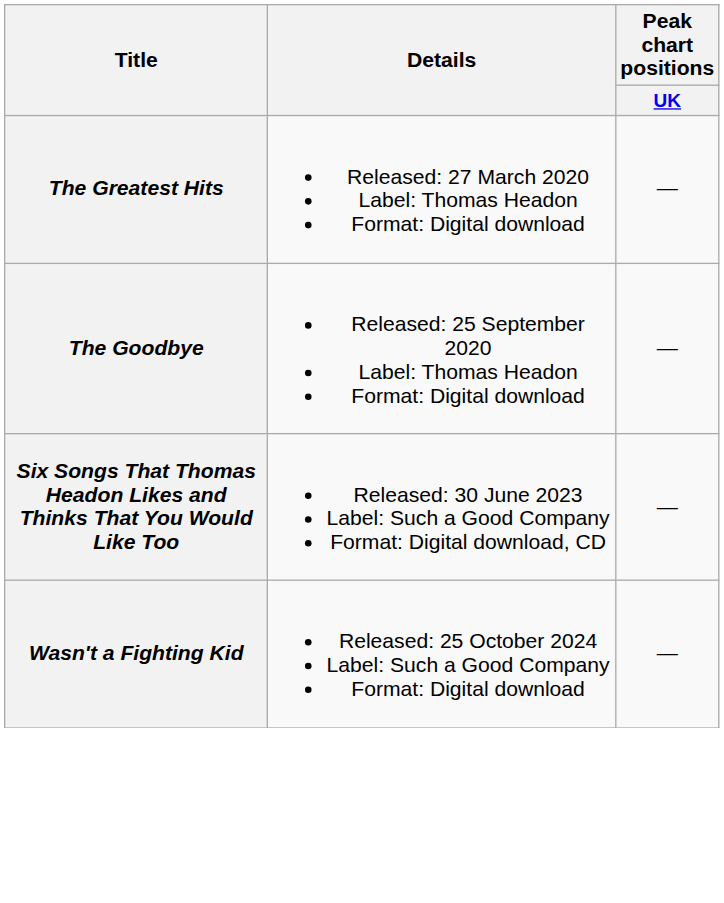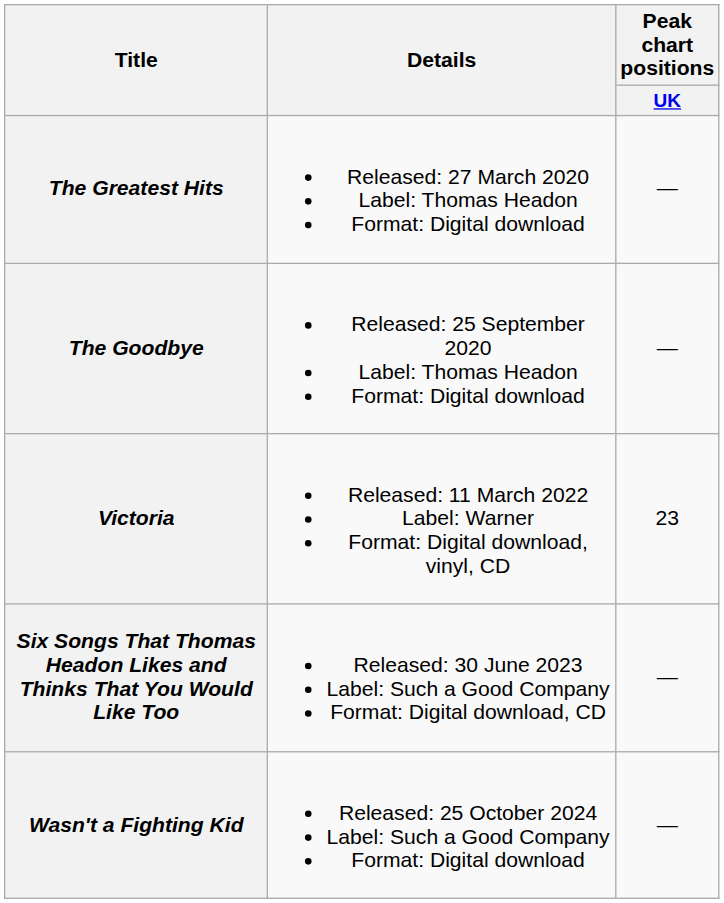+ row: (136, 518)
